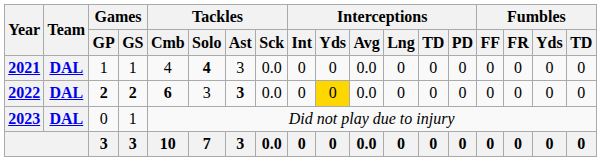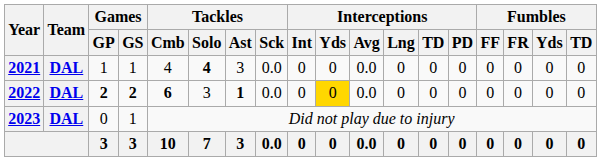(240, 93) 3 -> (240, 93) 1
